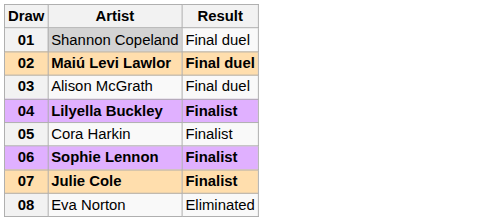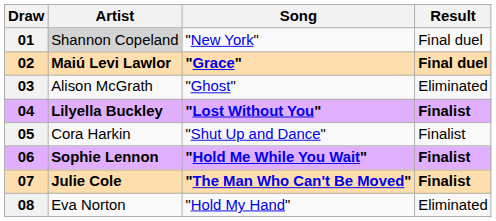+ column: (298, 16)
(218, 87) Final duel -> (453, 87) Eliminated
